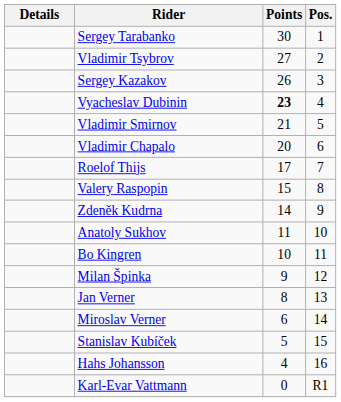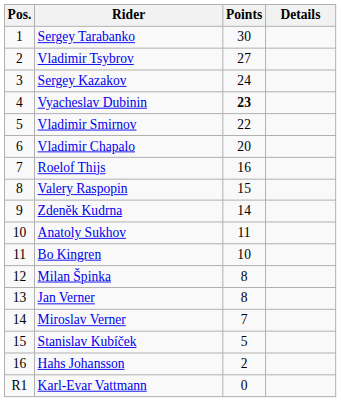columns swapped: (320, 15) <-> (39, 15)
(284, 80) 26 -> (244, 80) 24
(284, 124) 21 -> (244, 124) 22
(284, 167) 17 -> (244, 167) 16
(284, 276) 9 -> (244, 276) 8
(284, 320) 6 -> (244, 320) 7
(284, 363) 4 -> (244, 363) 2
